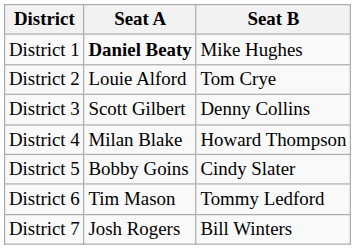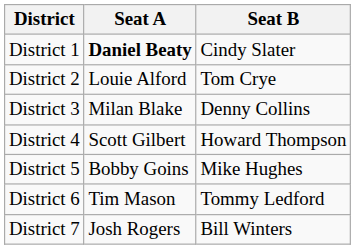(252, 49) Mike Hughes -> (248, 49) Cindy Slater
(137, 109) Scott Gilbert -> (135, 109) Milan Blake
(135, 139) Milan Blake -> (137, 139) Scott Gilbert
(248, 169) Cindy Slater -> (252, 169) Mike Hughes
